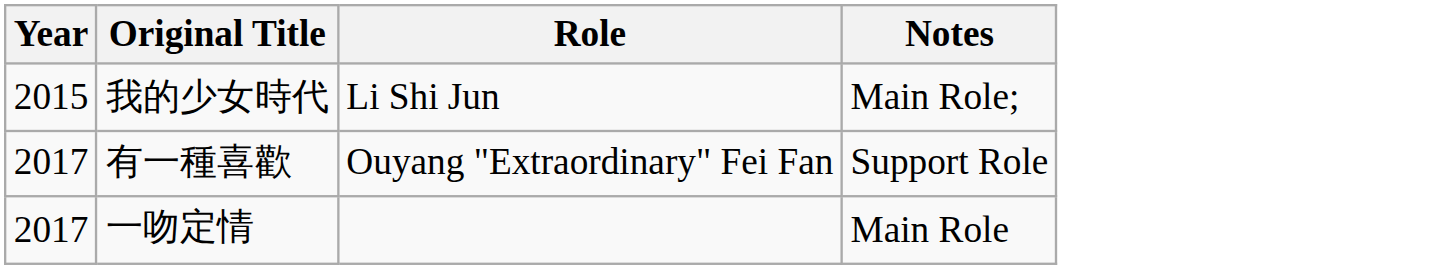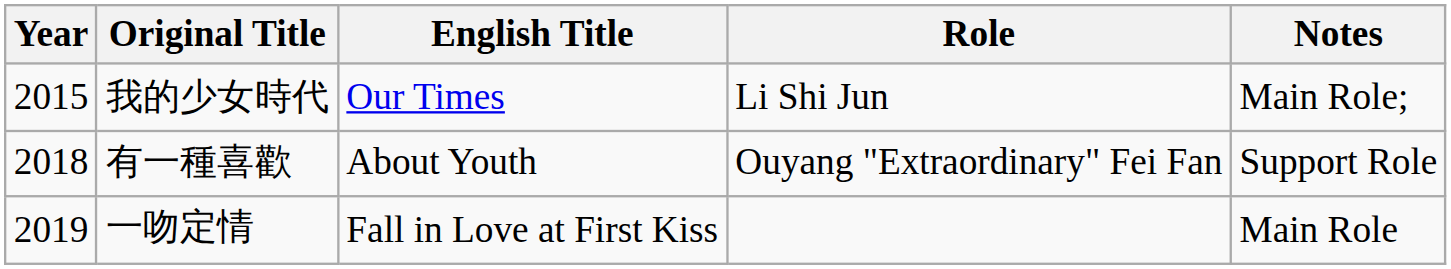+ column: (532, 34)
(51, 162) 2017 -> (51, 162) 2018
(51, 228) 2017 -> (51, 228) 2019
